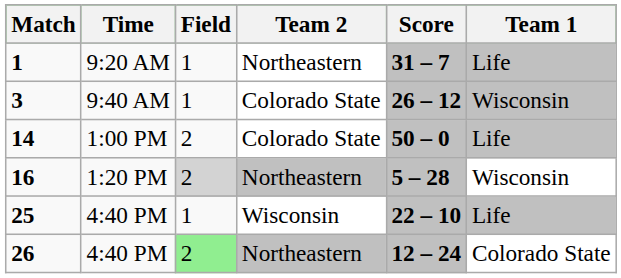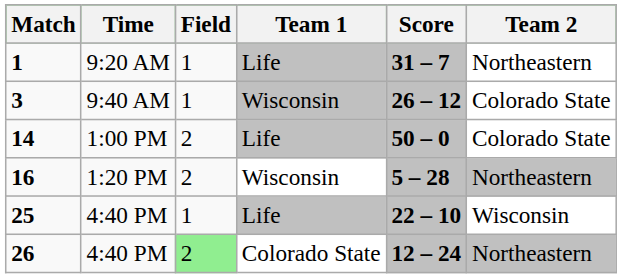columns swapped: (541, 23) <-> (311, 23)
(187, 177) lightgrey background -> (187, 177) no background
